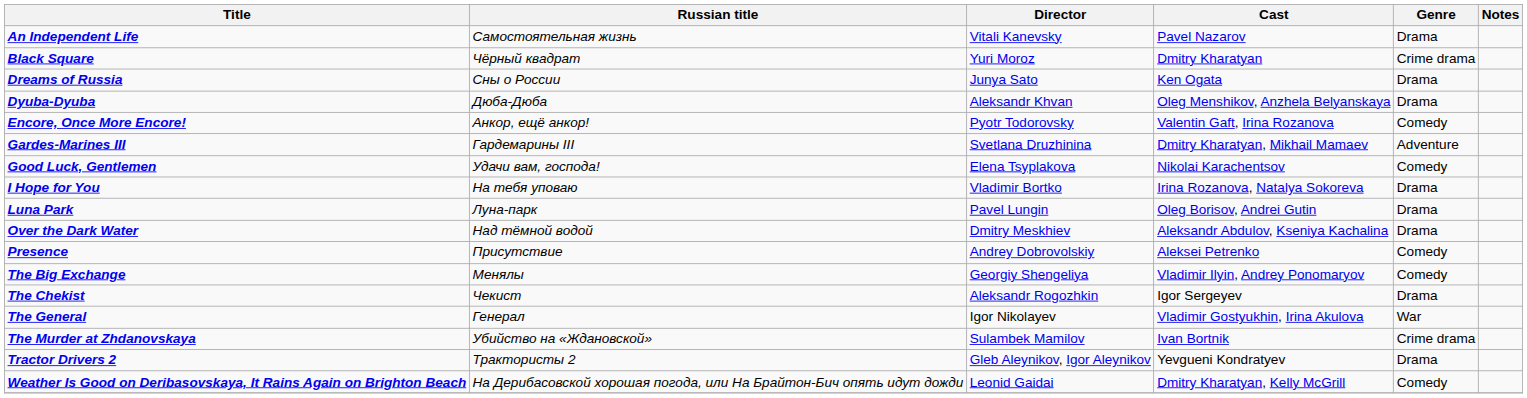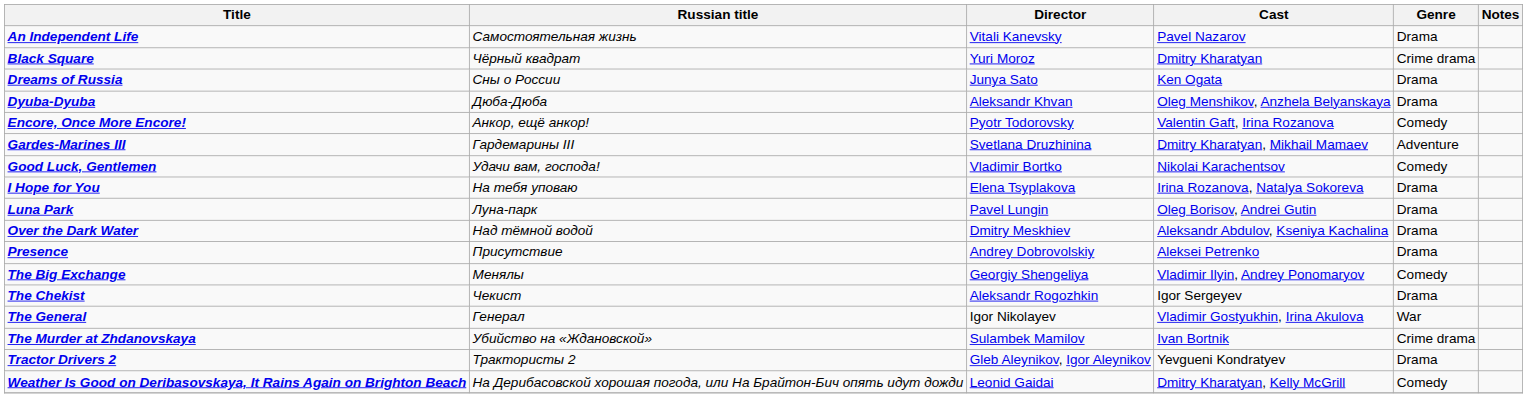(1022, 166) Elena Tsyplakova -> (1016, 166) Vladimir Bortko
(1016, 187) Vladimir Bortko -> (1022, 187) Elena Tsyplakova
(1422, 252) Comedy -> (1417, 252) Drama
